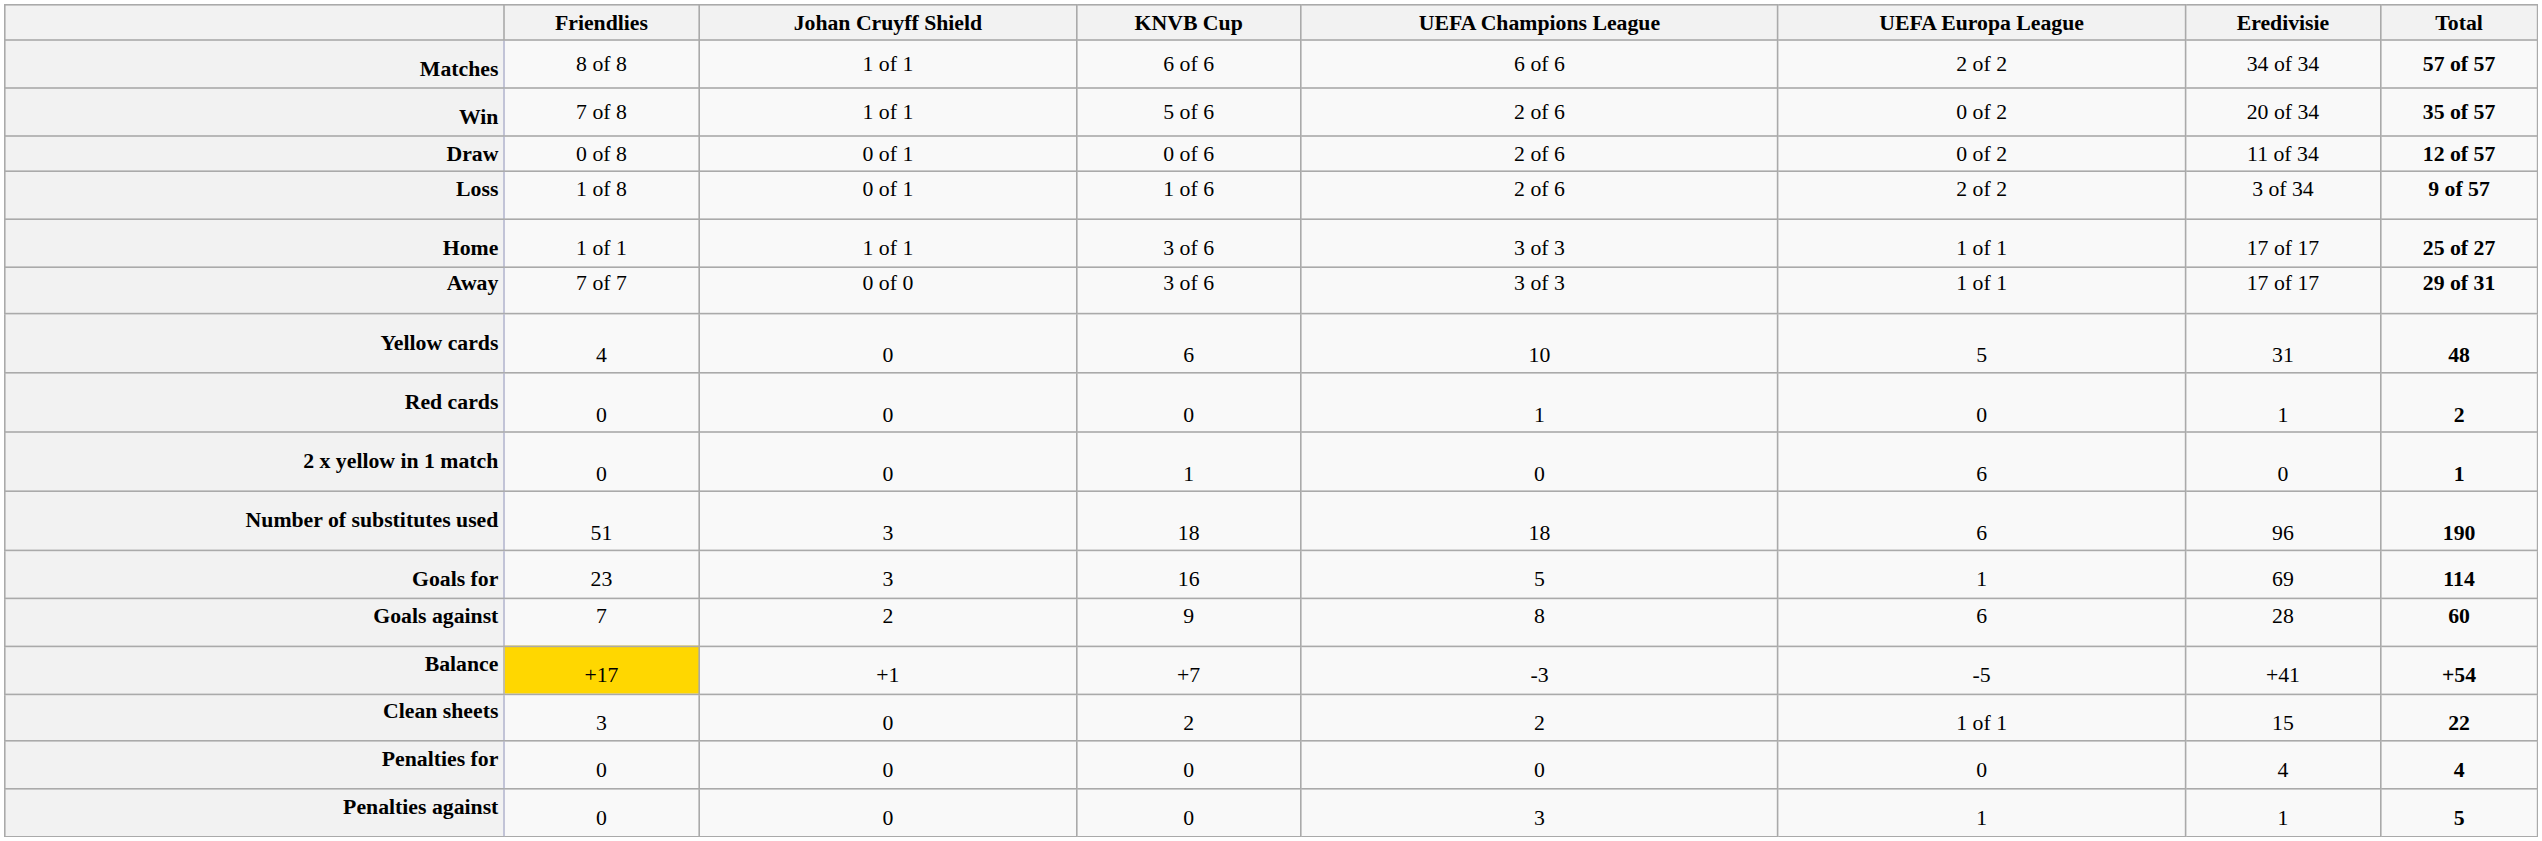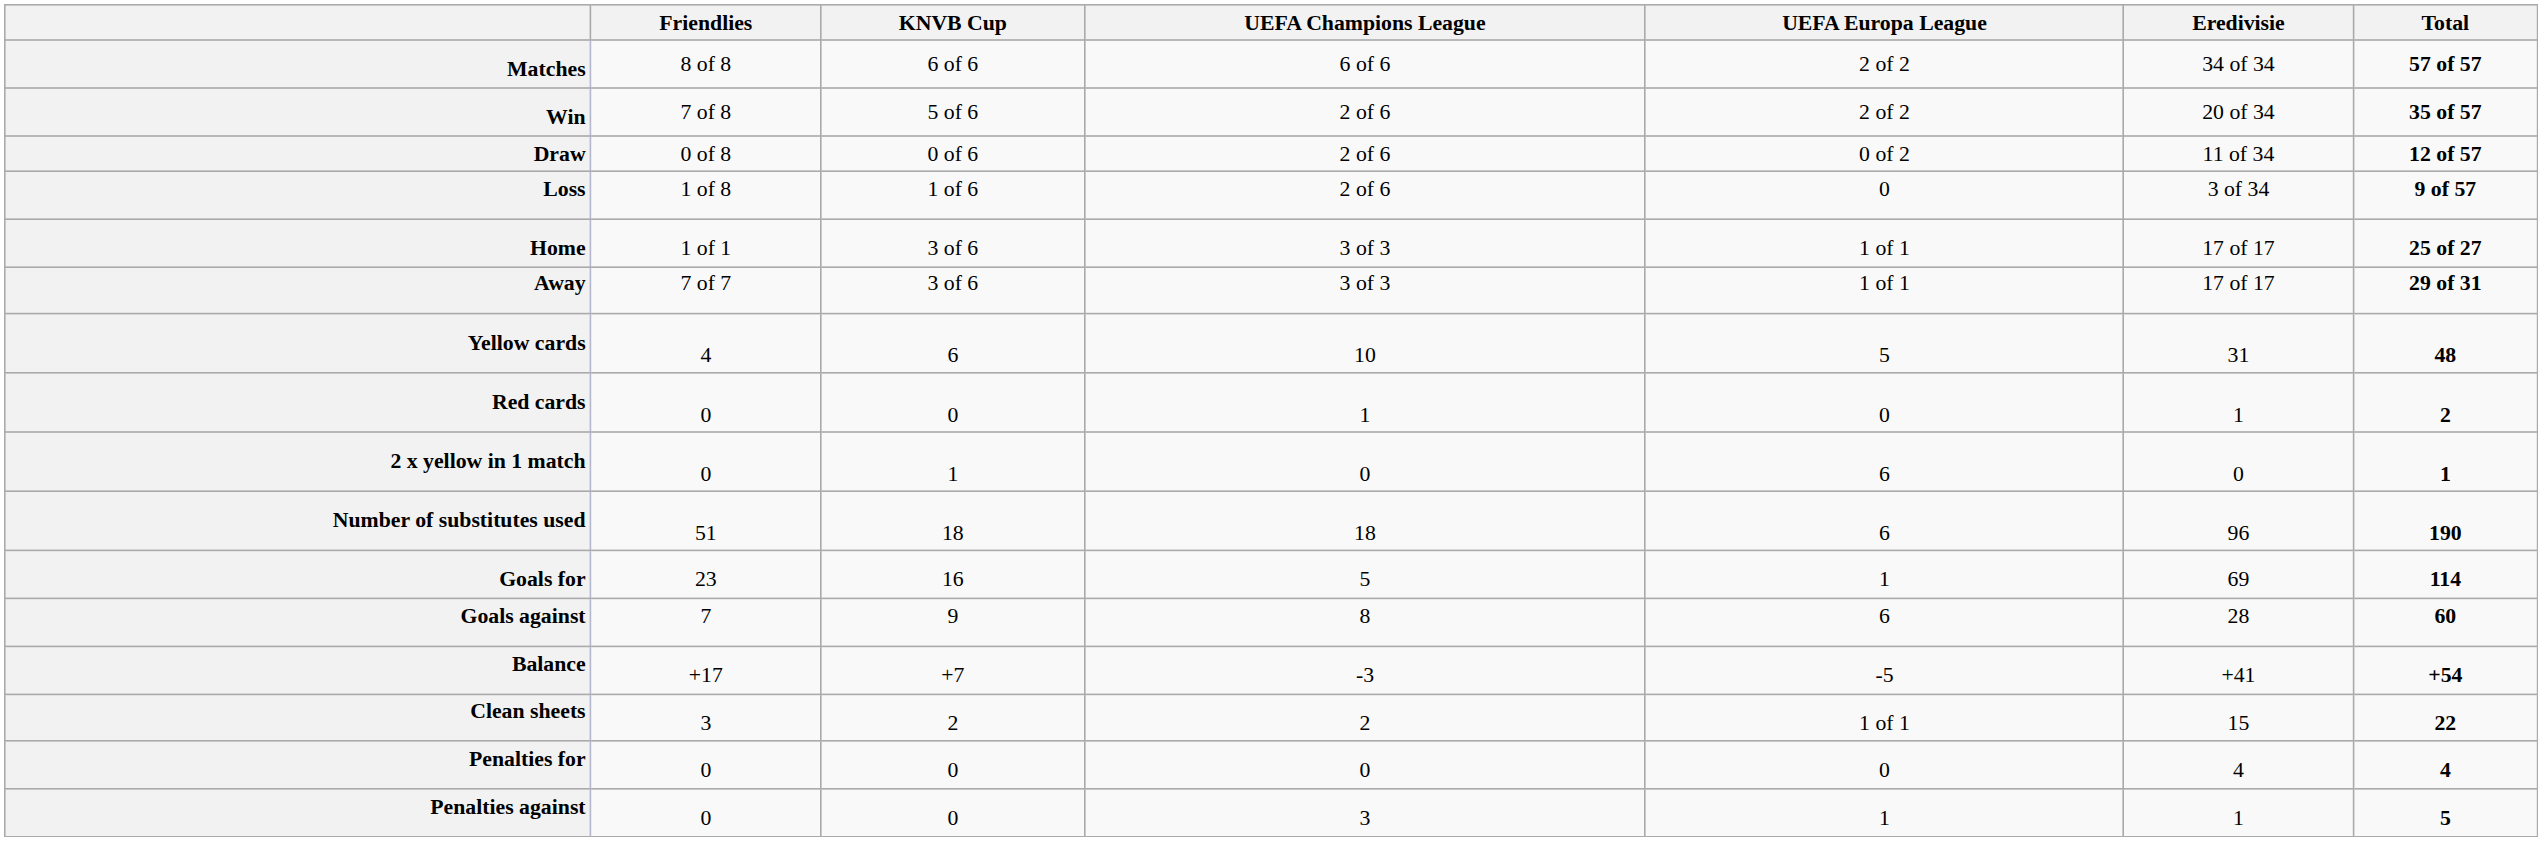- column: (888, 22)
(1982, 111) 0 of 2 -> (1884, 111) 2 of 2
(1982, 188) 2 of 2 -> (1884, 188) 0
(601, 675) gold background -> (706, 675) no background
